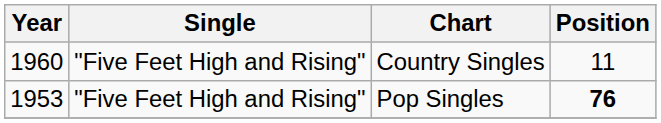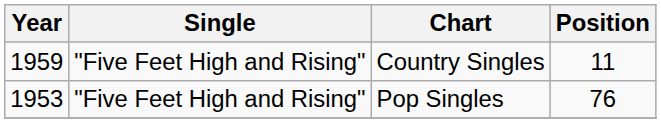(37, 61) 1960 -> (37, 61) 1959
(603, 99) bold -> (603, 99) normal
